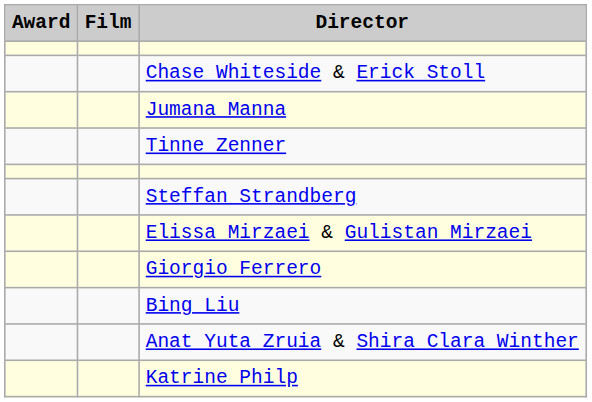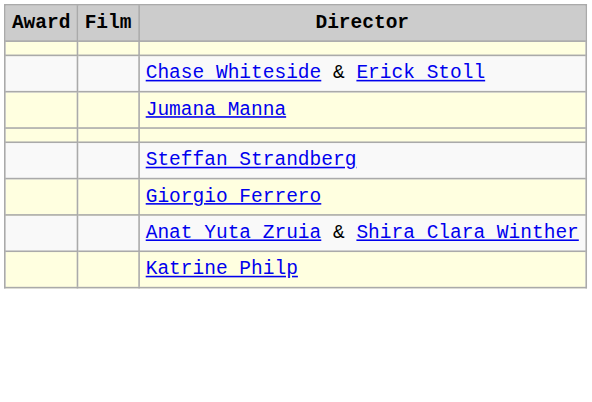- row: (41, 147)
- row: (41, 233)
- row: (41, 306)
